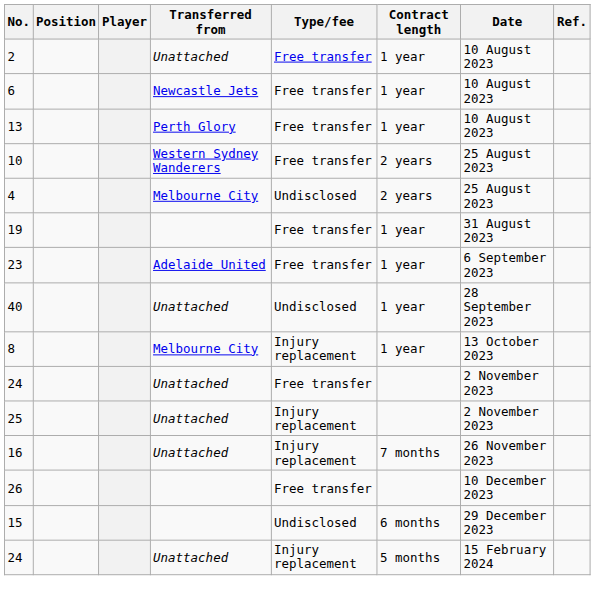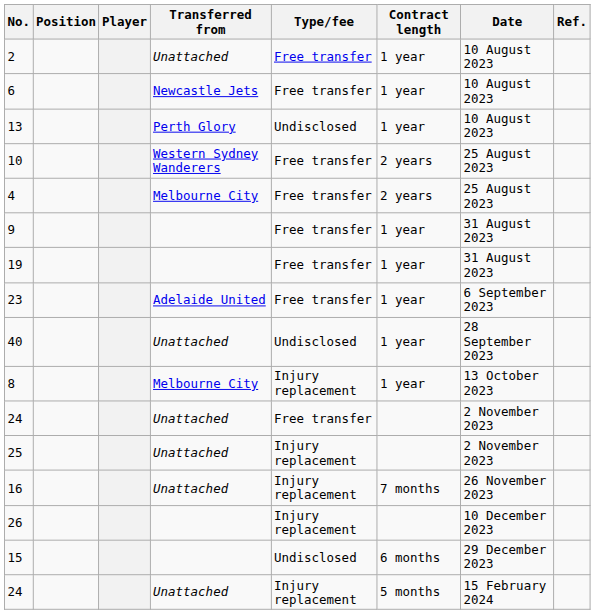(323, 126) Free transfer -> (315, 126) Undisclosed
(315, 196) Undisclosed -> (323, 196) Free transfer
+ row: (11, 230)
(323, 488) Free transfer -> (315, 523) Injury replacement
